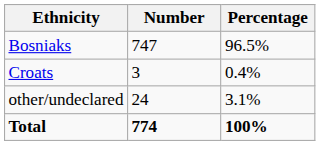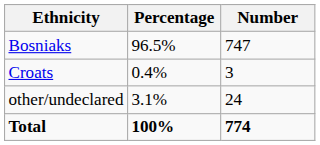columns swapped: (174, 18) <-> (268, 18)
